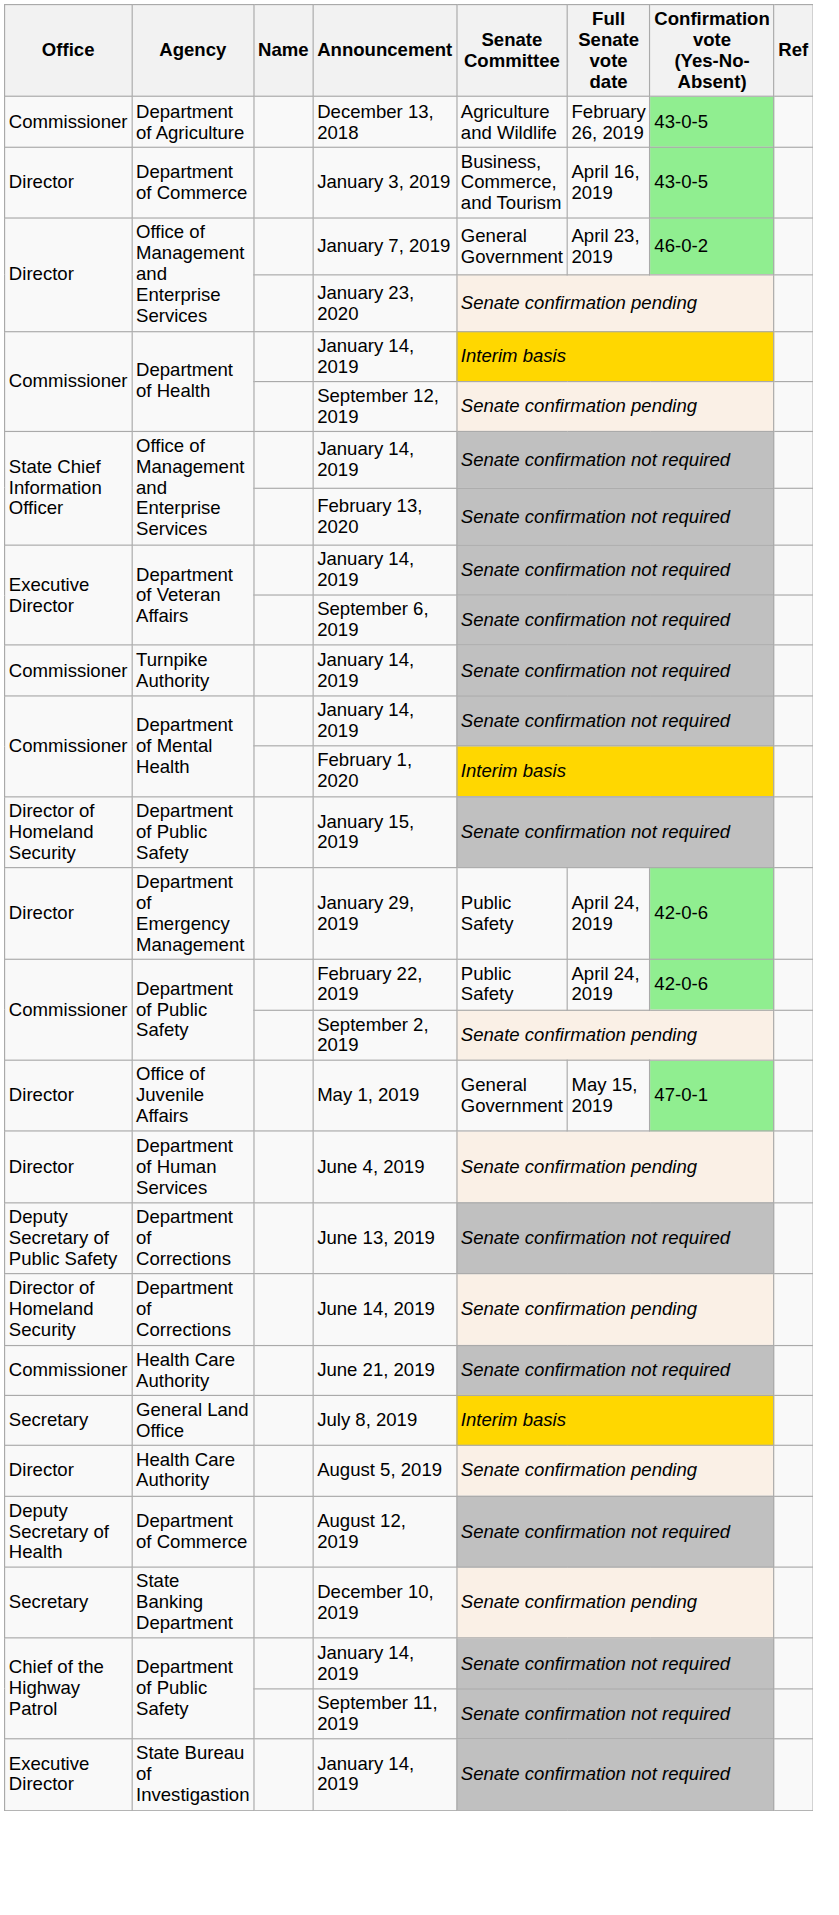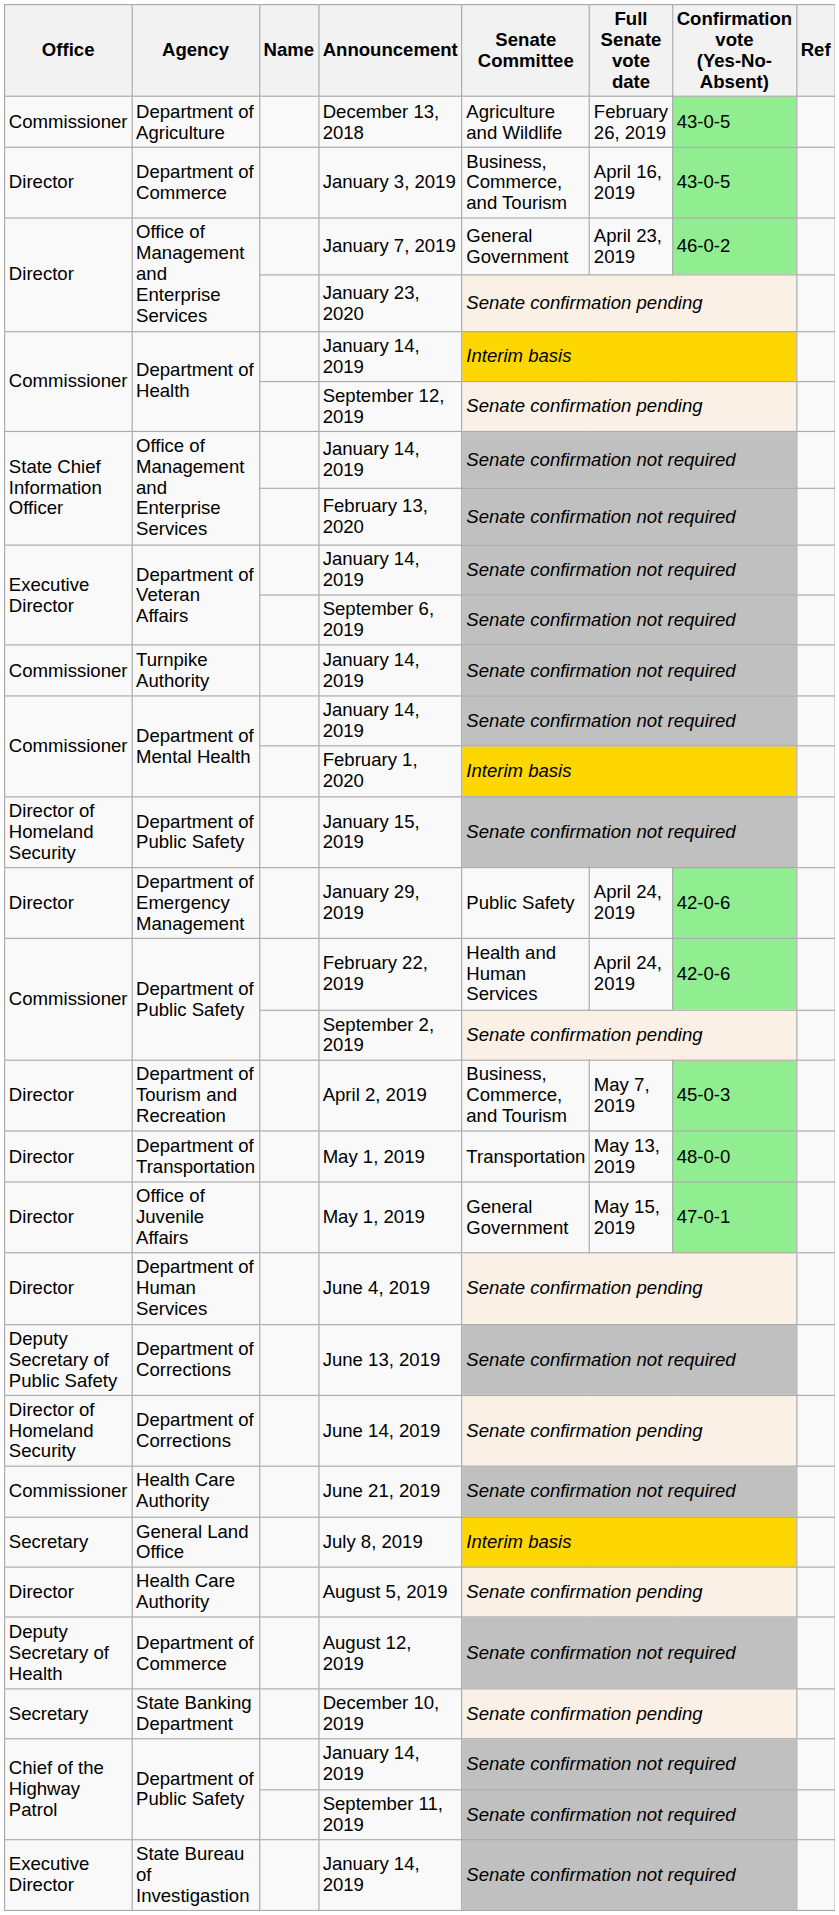(487, 984) Public Safety -> (511, 974) Health and Human Services
+ row: (195, 1095)
+ row: (196, 1156)
